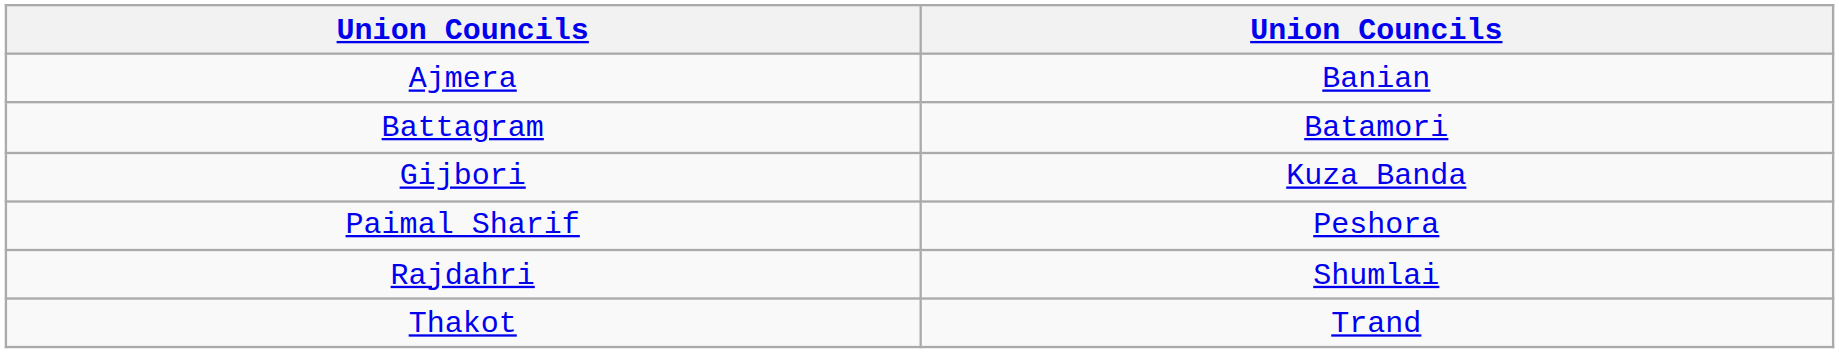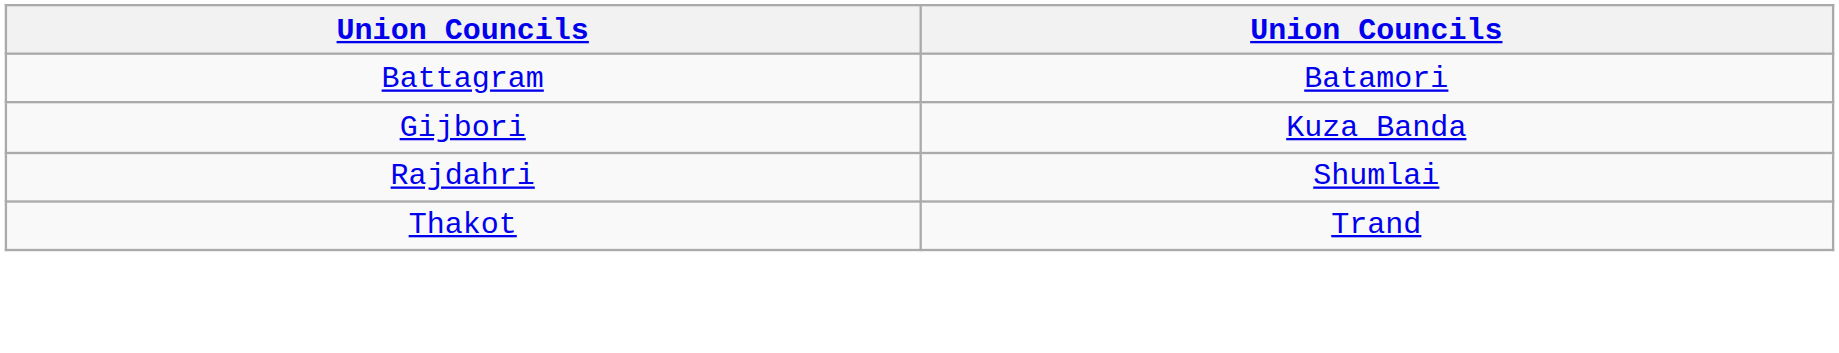- row: (463, 79)
- row: (463, 225)
